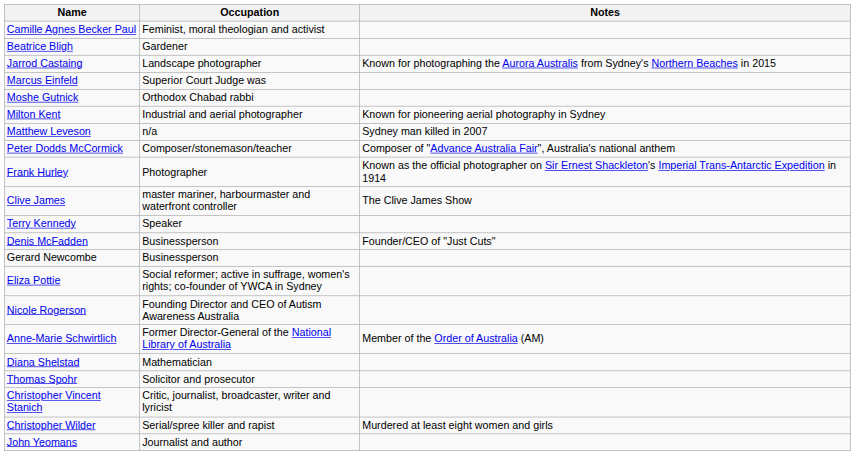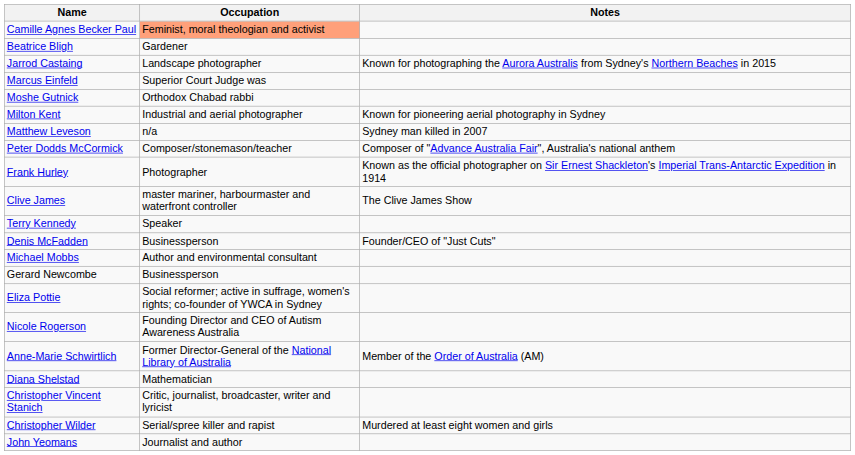(233, 30) no background -> (233, 30) lightsalmon background
+ row: (43, 258)
- row: (42, 379)
